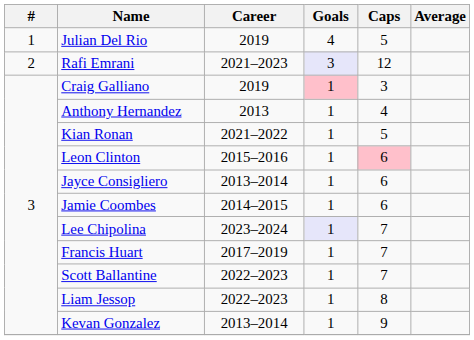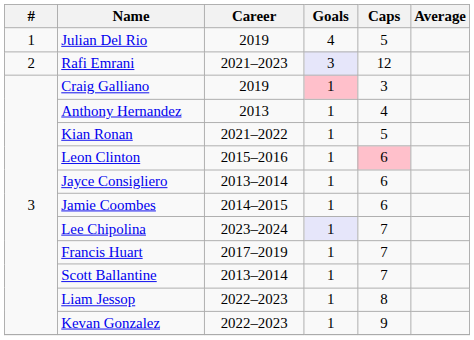(254, 275) 2022–2023 -> (254, 275) 2013–2014
(254, 323) 2013–2014 -> (254, 323) 2022–2023
